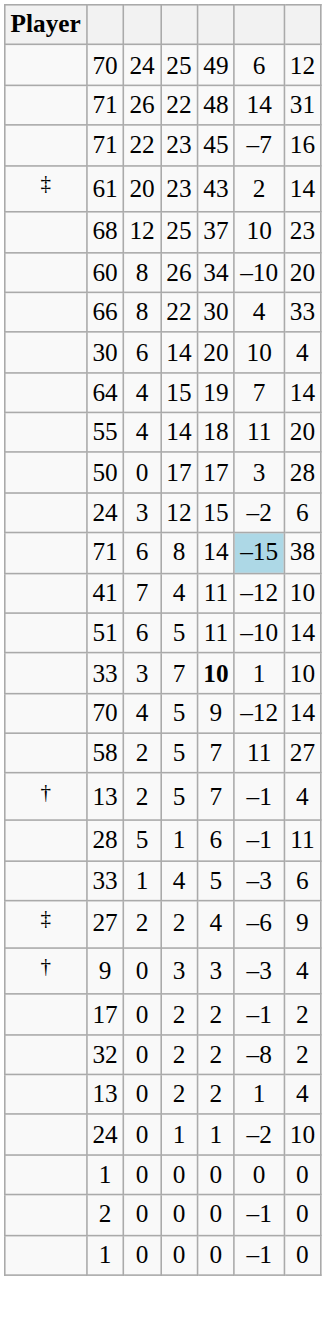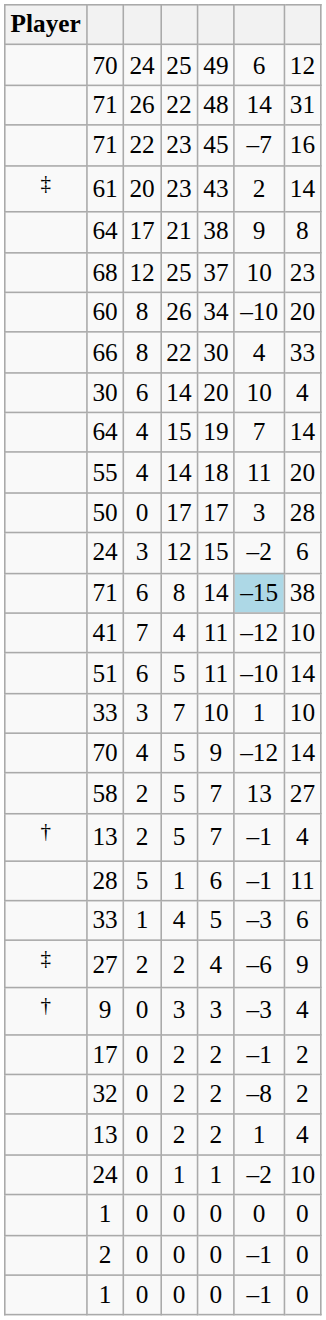+ row: (105, 231)
(216, 672) bold -> (216, 712) normal
(259, 753) 11 -> (259, 793) 13
